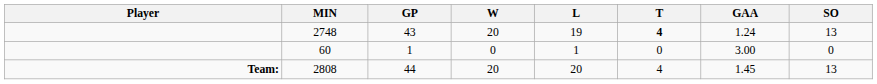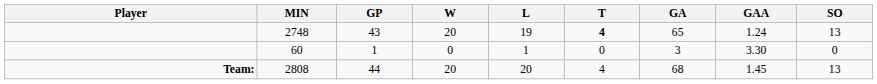+ column: (678, 13)
(745, 50) 3.00 -> (756, 50) 3.30
